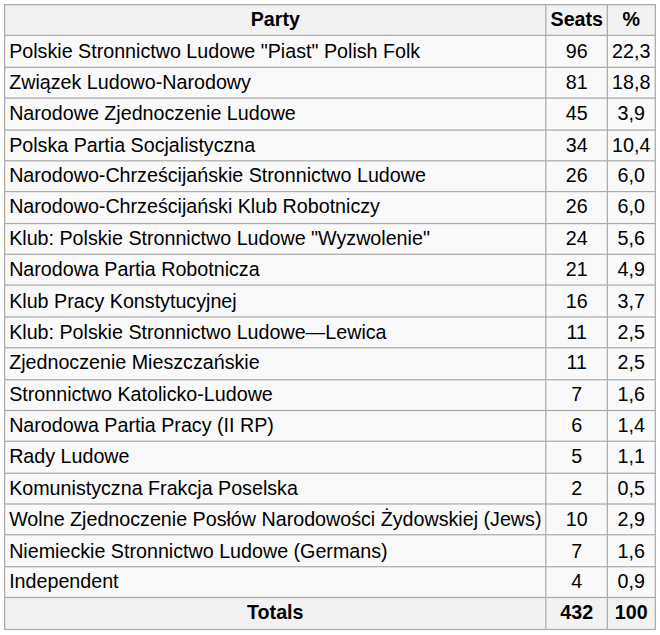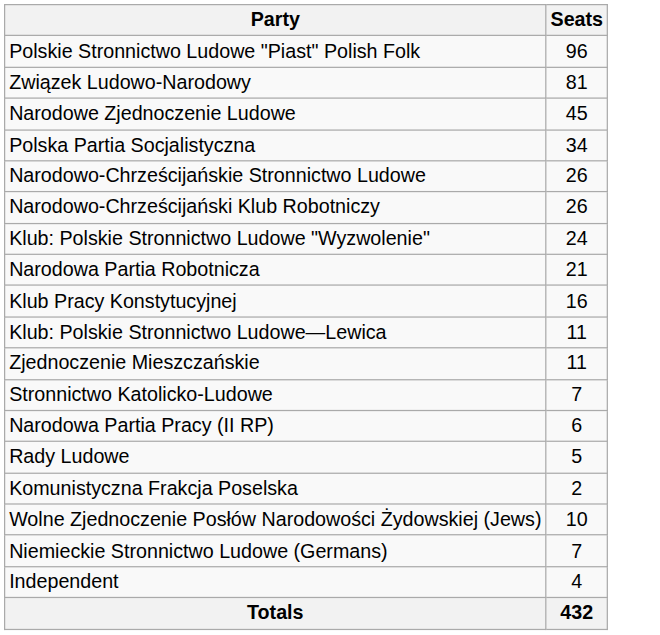- column: (631, 20)
